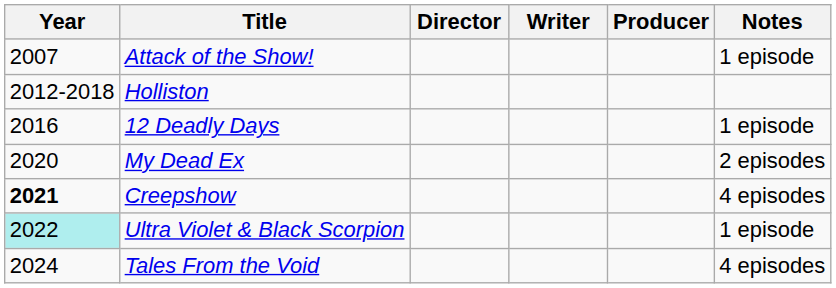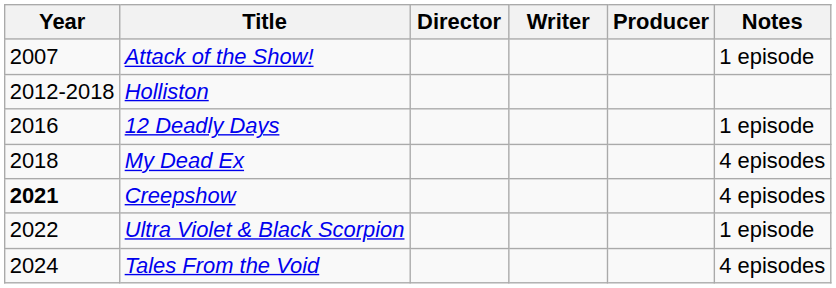(34, 160) 2020 -> (34, 160) 2018
(772, 160) 2 episodes -> (772, 160) 4 episodes
(34, 230) paleturquoise background -> (34, 230) no background
